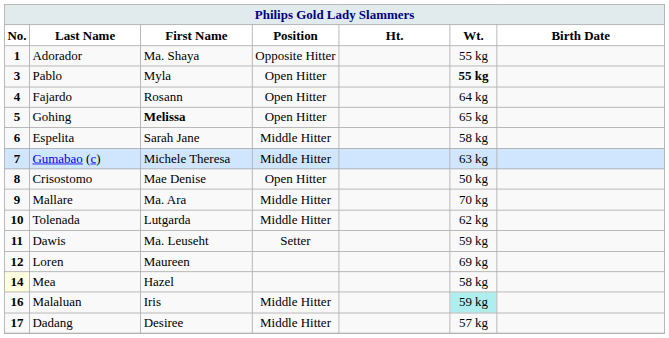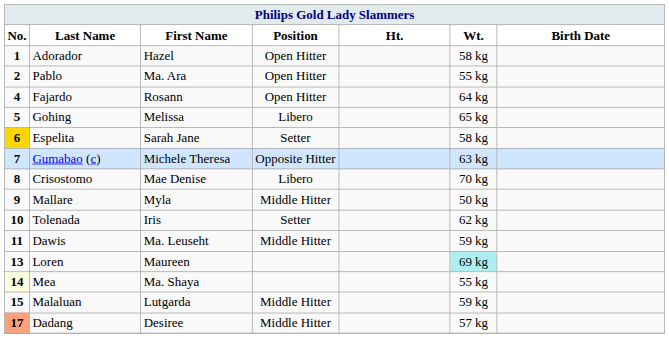(171, 55) Ma. Shaya -> (159, 55) Hazel
(295, 55) Opposite Hitter -> (295, 55) Open Hitter
(473, 55) 55 kg -> (473, 55) 58 kg
(17, 76) 3 -> (17, 76) 2
(157, 76) Myla -> (165, 76) Ma. Ara
(473, 76) bold -> (473, 76) normal
(165, 117) bold -> (164, 117) normal
(295, 117) Open Hitter -> (295, 117) Libero
(17, 138) no background -> (17, 138) gold background
(295, 138) Middle Hitter -> (295, 138) Setter
(295, 158) Middle Hitter -> (295, 158) Opposite Hitter
(295, 179) Open Hitter -> (295, 179) Libero
(473, 179) 50 kg -> (473, 179) 70 kg
(165, 199) Ma. Ara -> (157, 199) Myla
(473, 199) 70 kg -> (473, 199) 50 kg
(167, 220) Lutgarda -> (152, 220) Iris
(295, 220) Middle Hitter -> (295, 220) Setter
(295, 240) Setter -> (295, 240) Middle Hitter
(17, 261) 12 -> (17, 261) 13
(473, 261) no background -> (473, 261) paleturquoise background
(159, 281) Hazel -> (171, 281) Ma. Shaya
(473, 281) 58 kg -> (473, 281) 55 kg
(17, 302) 16 -> (17, 302) 15
(152, 302) Iris -> (167, 302) Lutgarda
(473, 302) paleturquoise background -> (473, 302) no background
(17, 323) no background -> (17, 323) lightsalmon background
